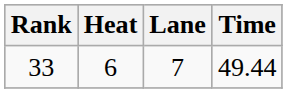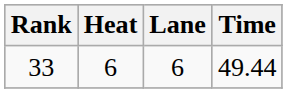(178, 66) 7 -> (178, 66) 6
